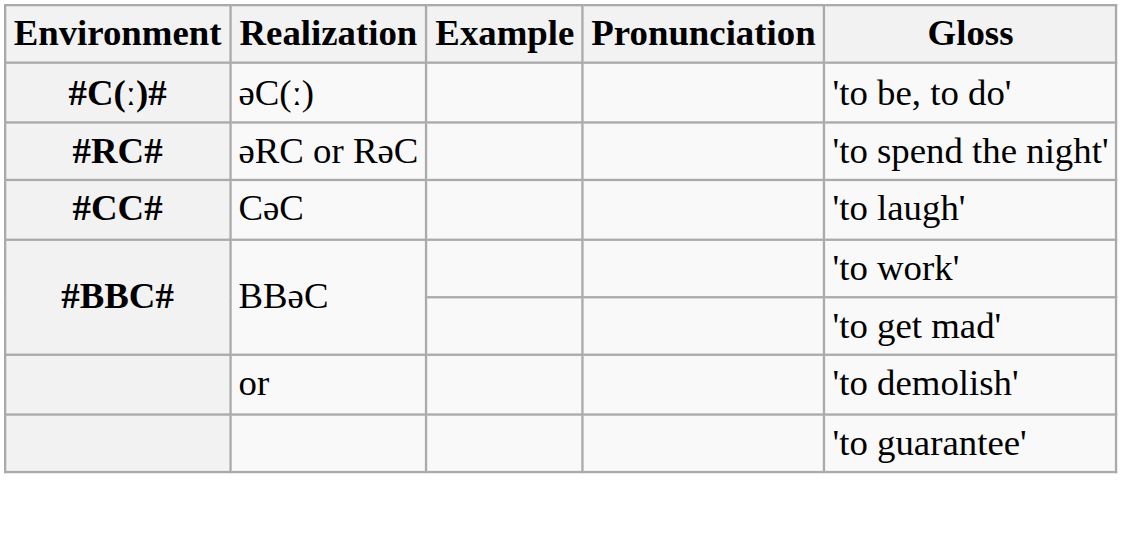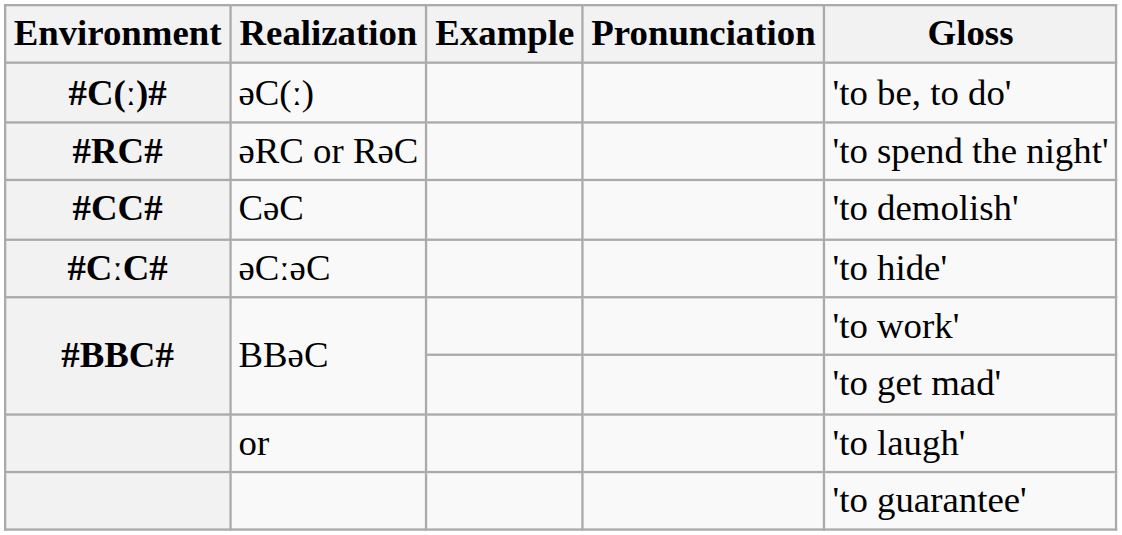(899, 208) 'to laugh' -> (926, 208) 'to demolish'
+ row: (118, 267)
(926, 383) 'to demolish' -> (899, 442) 'to laugh'
